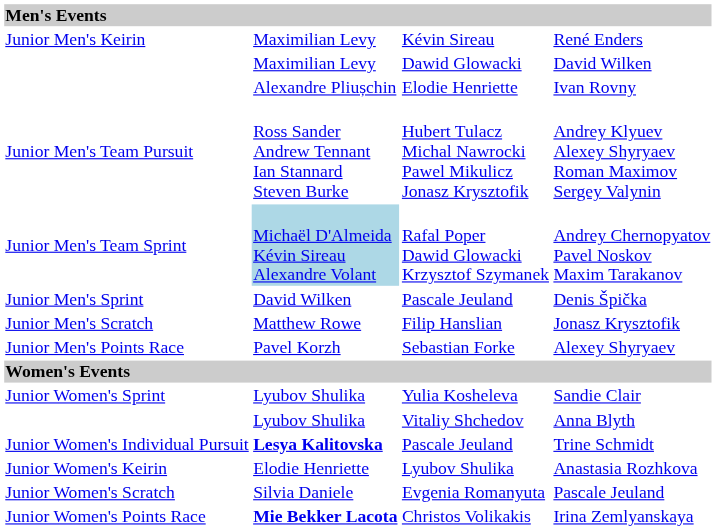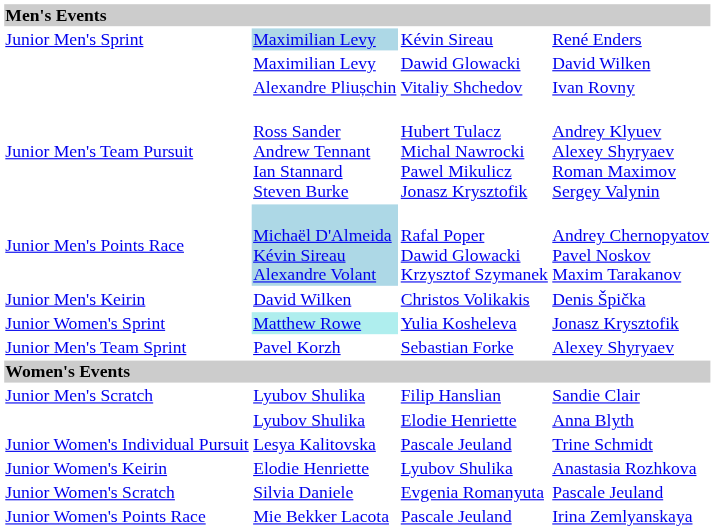(75, 39) Junior Men's Keirin -> (74, 39) Junior Men's Sprint
(314, 39) no background -> (314, 39) lightblue background
(460, 87) Elodie Henriette -> (462, 87) Vitaliy Shchedov
(96, 245) Junior Men's Team Sprint -> (95, 245) Junior Men's Points Race
(74, 298) Junior Men's Sprint -> (75, 298) Junior Men's Keirin
(457, 298) Pascale Jeuland -> (465, 298) Christos Volikakis
(79, 323) Junior Men's Scratch -> (85, 323) Junior Women's Sprint
(307, 323) no background -> (307, 323) paleturquoise background
(452, 323) Filip Hanslian -> (459, 323) Yulia Kosheleva
(95, 347) Junior Men's Points Race -> (96, 347) Junior Men's Team Sprint
(85, 395) Junior Women's Sprint -> (79, 395) Junior Men's Scratch
(460, 395) Yulia Kosheleva -> (451, 395) Filip Hanslian
(463, 419) Vitaliy Shchedov -> (459, 419) Elodie Henriette
(318, 444) bold -> (314, 444) normal
(325, 516) bold -> (321, 516) normal
(466, 516) Christos Volikakis -> (456, 516) Pascale Jeuland
